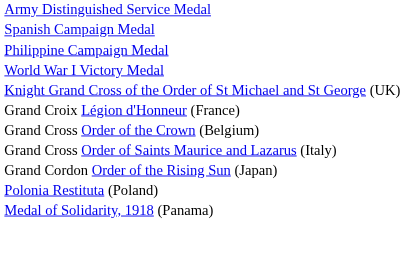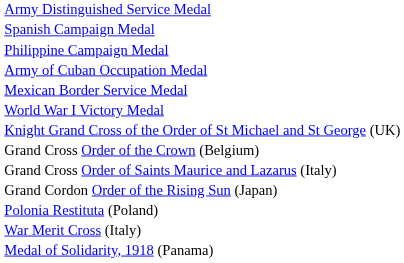+ row: (106, 70)
+ row: (96, 90)
- row: (122, 110)
+ row: (73, 230)
